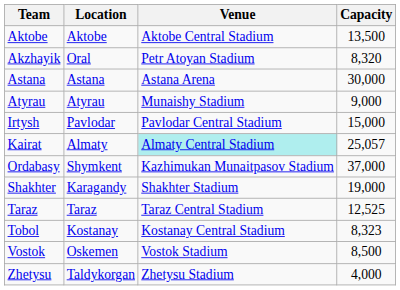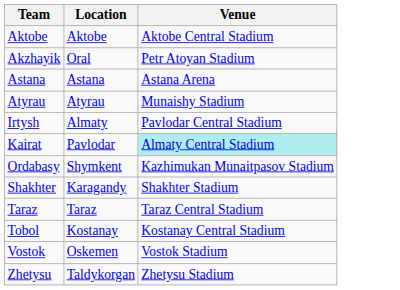- column: (366, 15)
(91, 123) Pavlodar -> (87, 123) Almaty
(87, 144) Almaty -> (91, 144) Pavlodar
